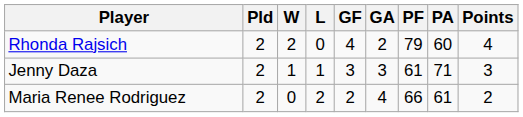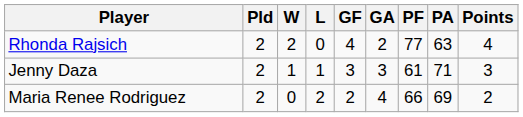(413, 44) 79 -> (413, 44) 77
(443, 44) 60 -> (443, 44) 63
(443, 97) 61 -> (443, 97) 69
